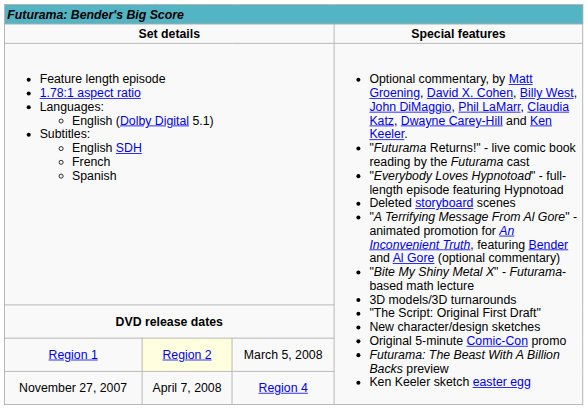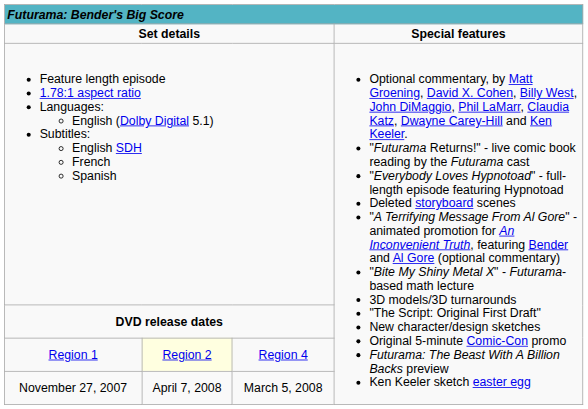(283, 355) March 5, 2008 -> (283, 355) Region 4
(283, 388) Region 4 -> (283, 388) March 5, 2008
